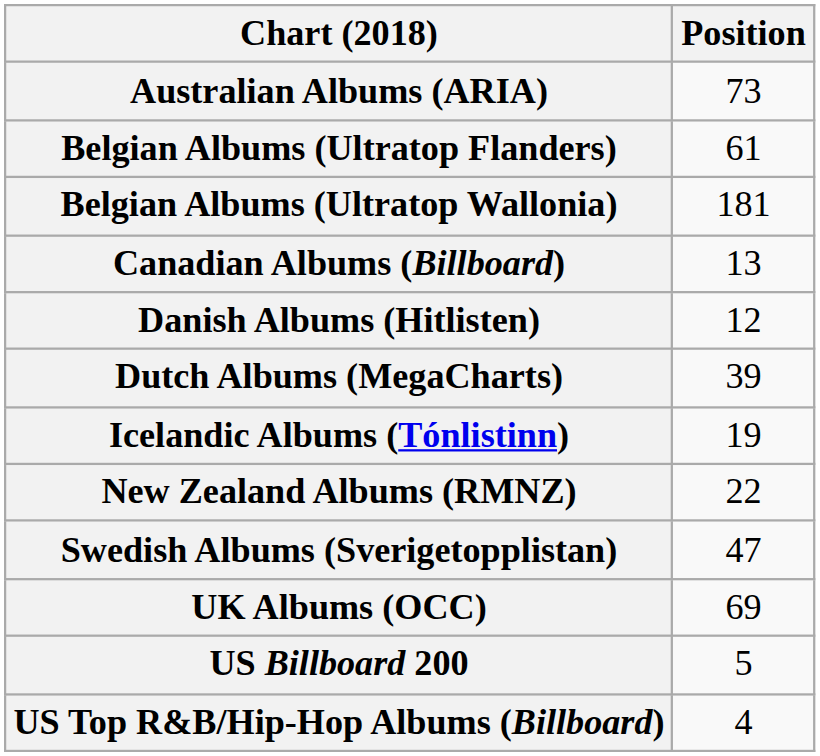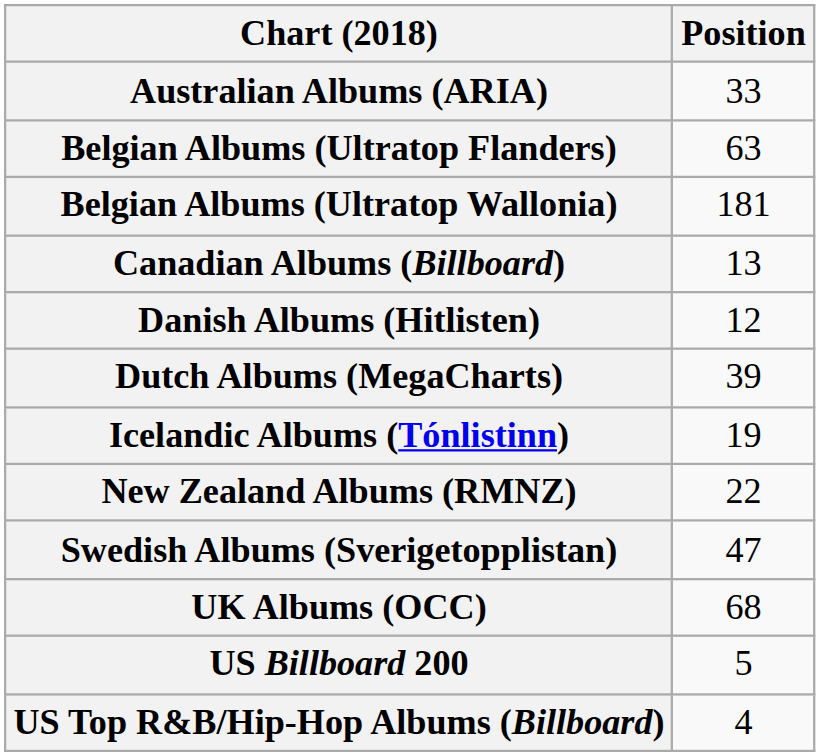(744, 90) 73 -> (744, 90) 33
(744, 147) 61 -> (744, 147) 63
(744, 606) 69 -> (744, 606) 68
